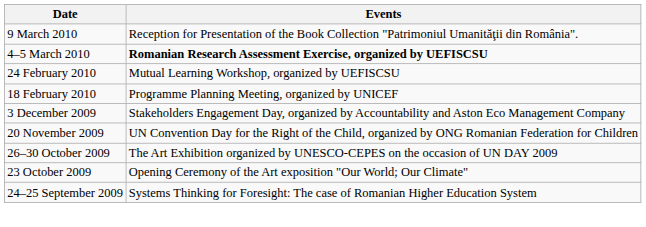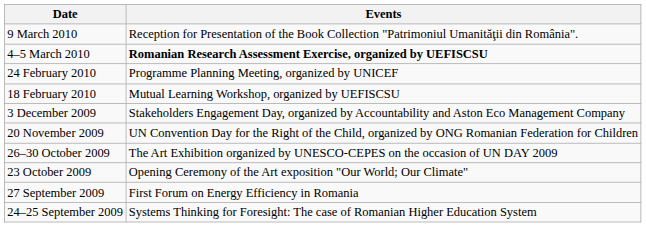(264, 73) Mutual Learning Workshop, organized by UEFISCSU -> (264, 73) Programme Planning Meeting, organized by UNICEF
(264, 93) Programme Planning Meeting, organized by UNICEF -> (264, 93) Mutual Learning Workshop, organized by UEFISCSU
+ row: (56, 192)
